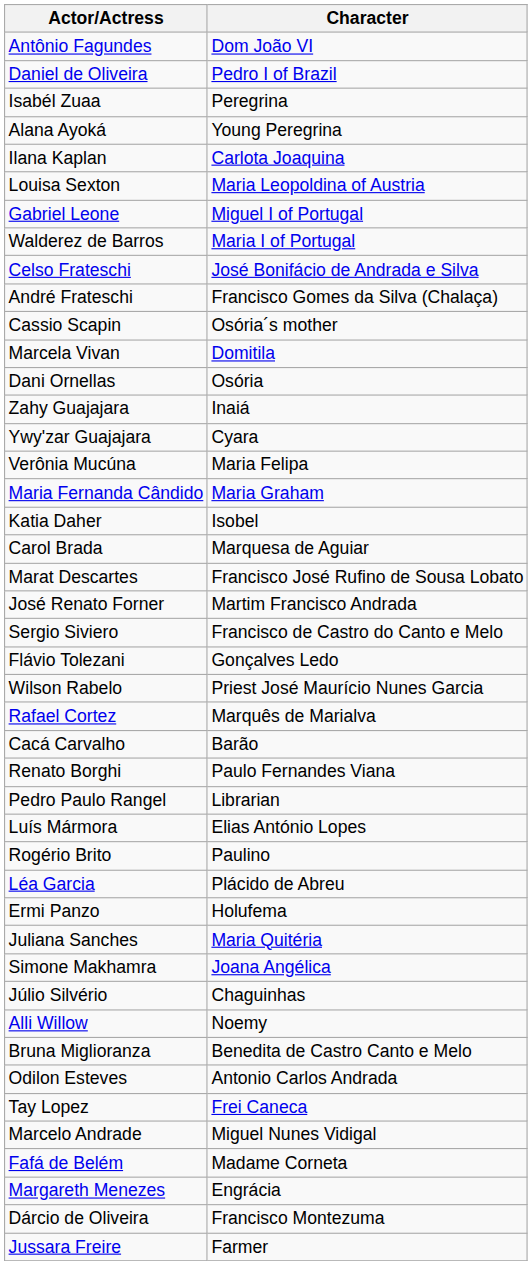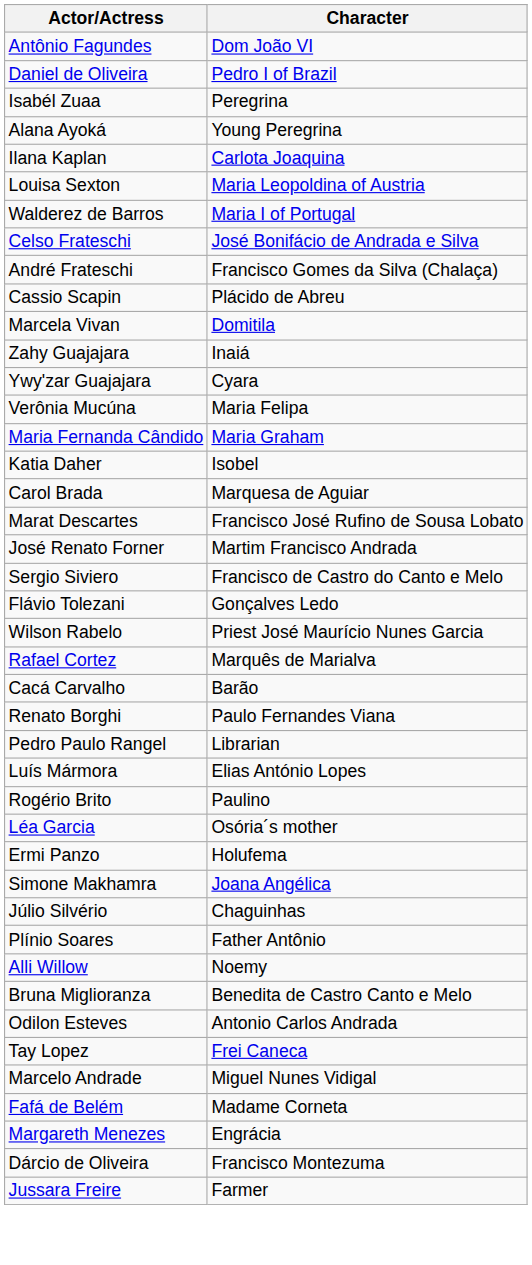- row: (64, 213)
(275, 325) Osória´s mother -> (278, 297) Plácido de Abreu
- row: (62, 381)
(278, 883) Plácido de Abreu -> (275, 827) Osória´s mother
- row: (73, 939)
+ row: (61, 939)
